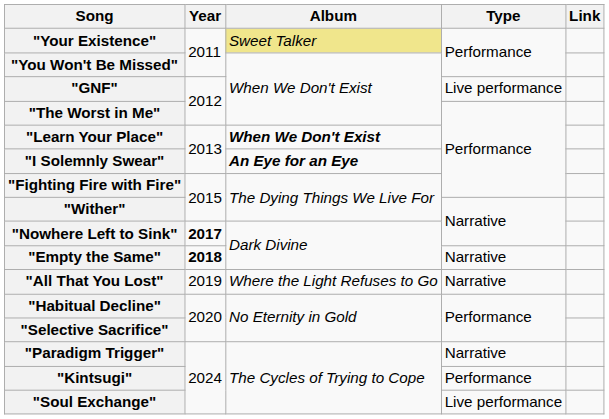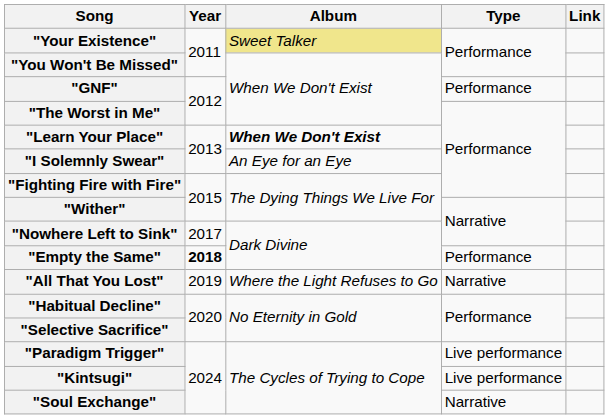(503, 88) Live performance -> (488, 88) Performance
(294, 161) bold -> (290, 161) normal
(205, 233) bold -> (205, 233) normal
(475, 257) Narrative -> (488, 257) Performance
(475, 354) Narrative -> (503, 354) Live performance
(488, 378) Performance -> (503, 378) Live performance
(503, 402) Live performance -> (475, 402) Narrative
